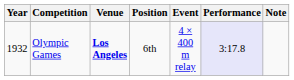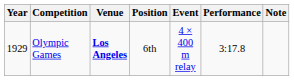(17, 48) 1932 -> (17, 48) 1929
(232, 48) lavender background -> (232, 48) no background
